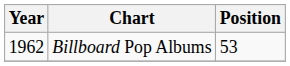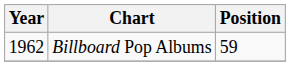(229, 46) 53 -> (229, 46) 59
